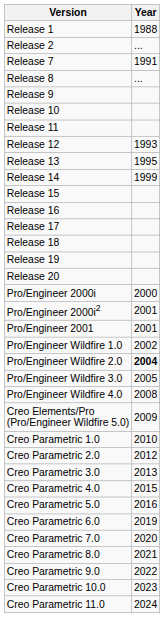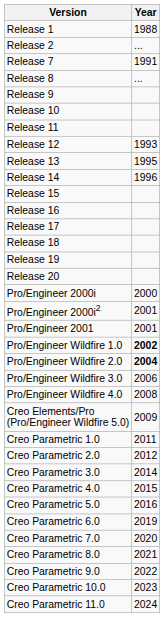(146, 177) 1999 -> (146, 177) 1996
(146, 345) normal -> (146, 345) bold
(146, 378) 2005 -> (146, 378) 2006
(146, 439) 2010 -> (145, 439) 2011
(146, 472) 2013 -> (146, 472) 2014
